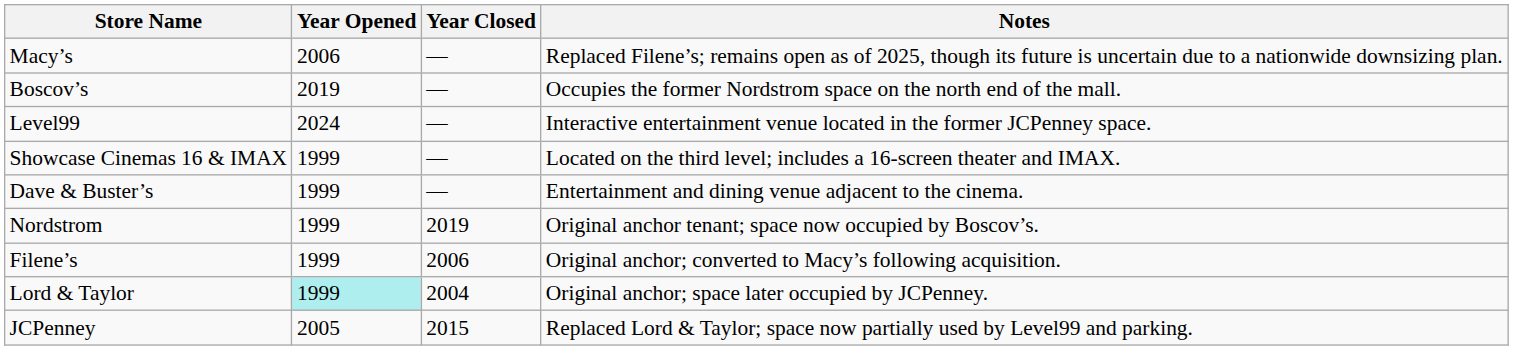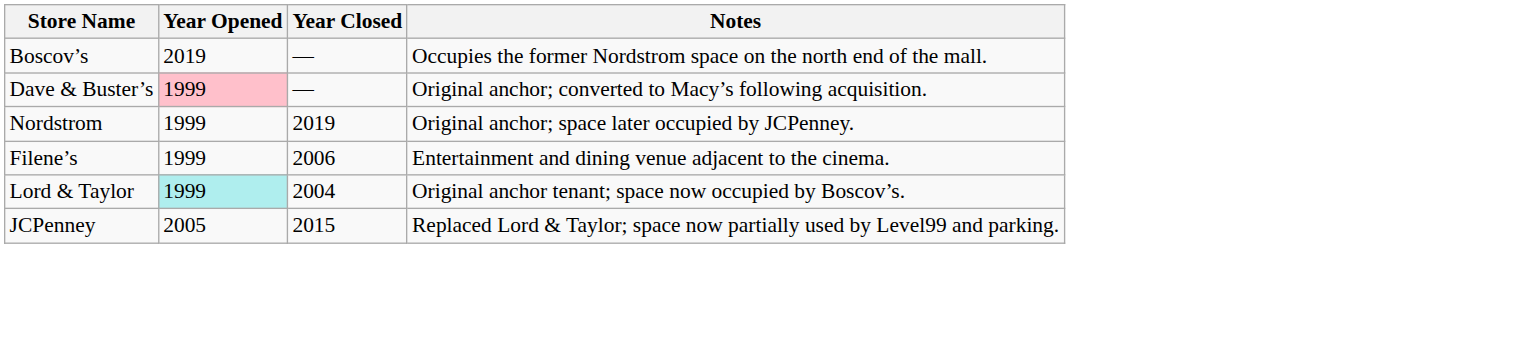- row: (41, 55)
- row: (45, 123)
- row: (148, 157)
(318, 191) no background -> (185, 89) pink background
(785, 191) Entertainment and dining venue adjacent to the cinema. -> (670, 89) Original anchor; converted to Macy’s following acquisition.
(792, 225) Original anchor tenant; space now occupied by Boscov’s. -> (633, 123) Original anchor; space later occupied by JCPenney.
(803, 259) Original anchor; converted to Macy’s following acquisition. -> (651, 157) Entertainment and dining venue adjacent to the cinema.
(767, 293) Original anchor; space later occupied by JCPenney. -> (659, 191) Original anchor tenant; space now occupied by Boscov’s.
